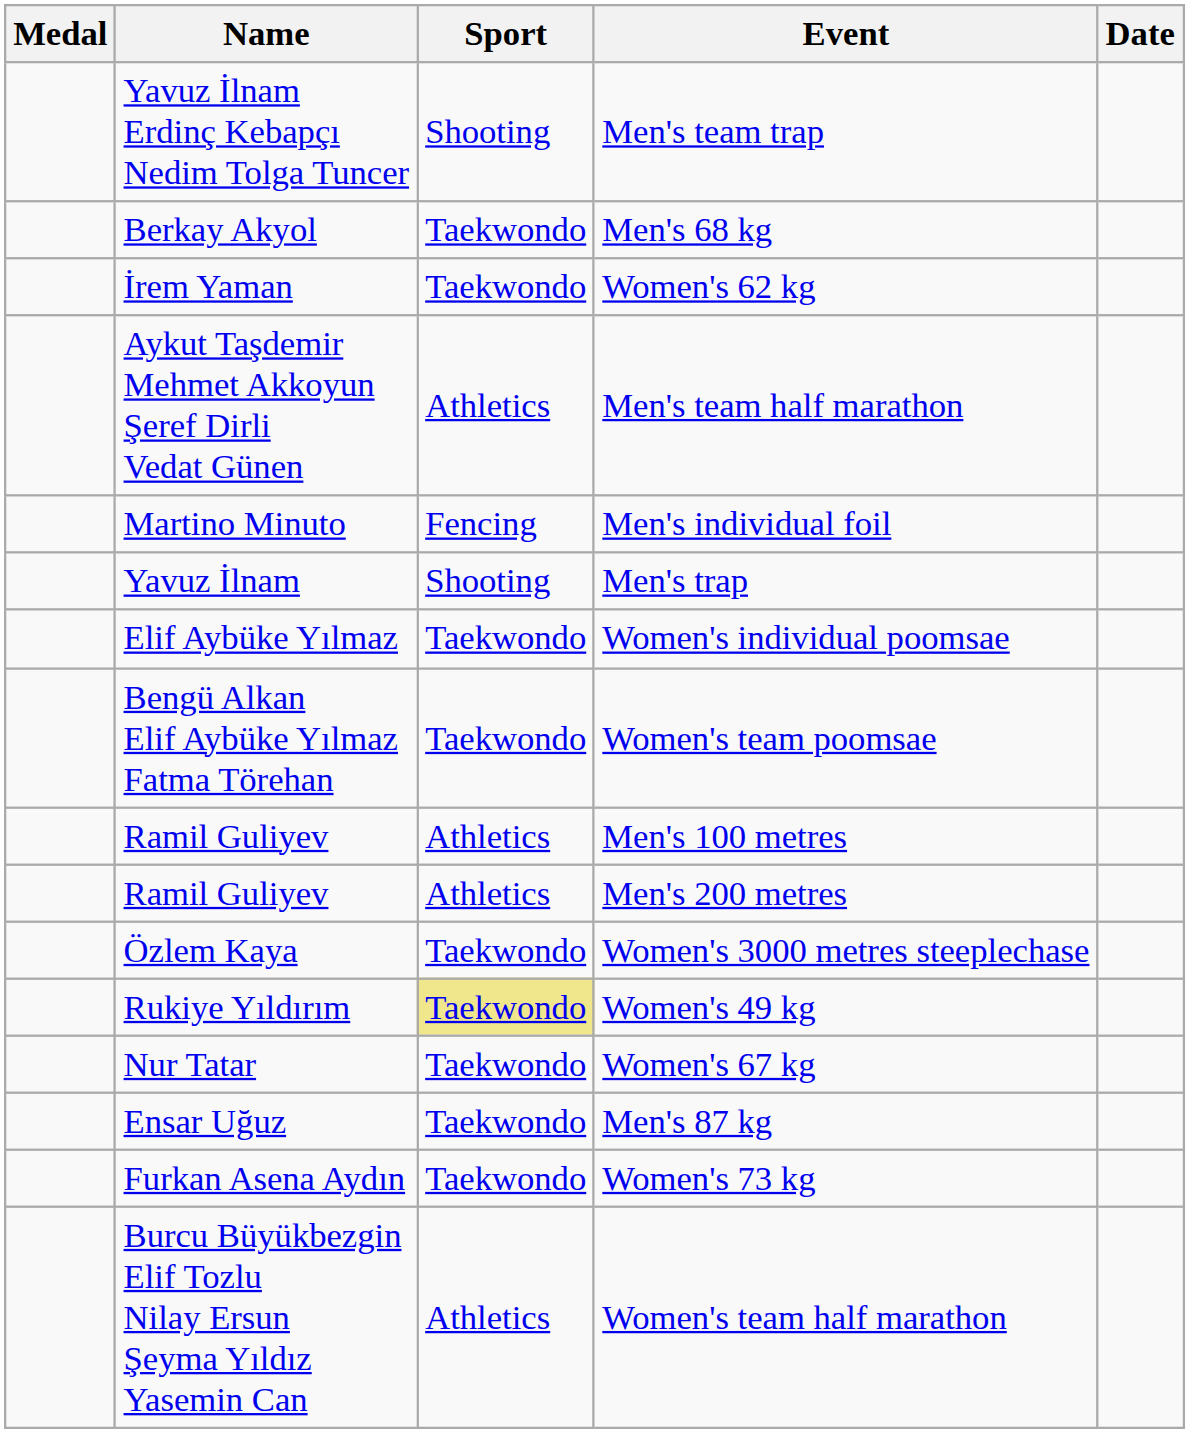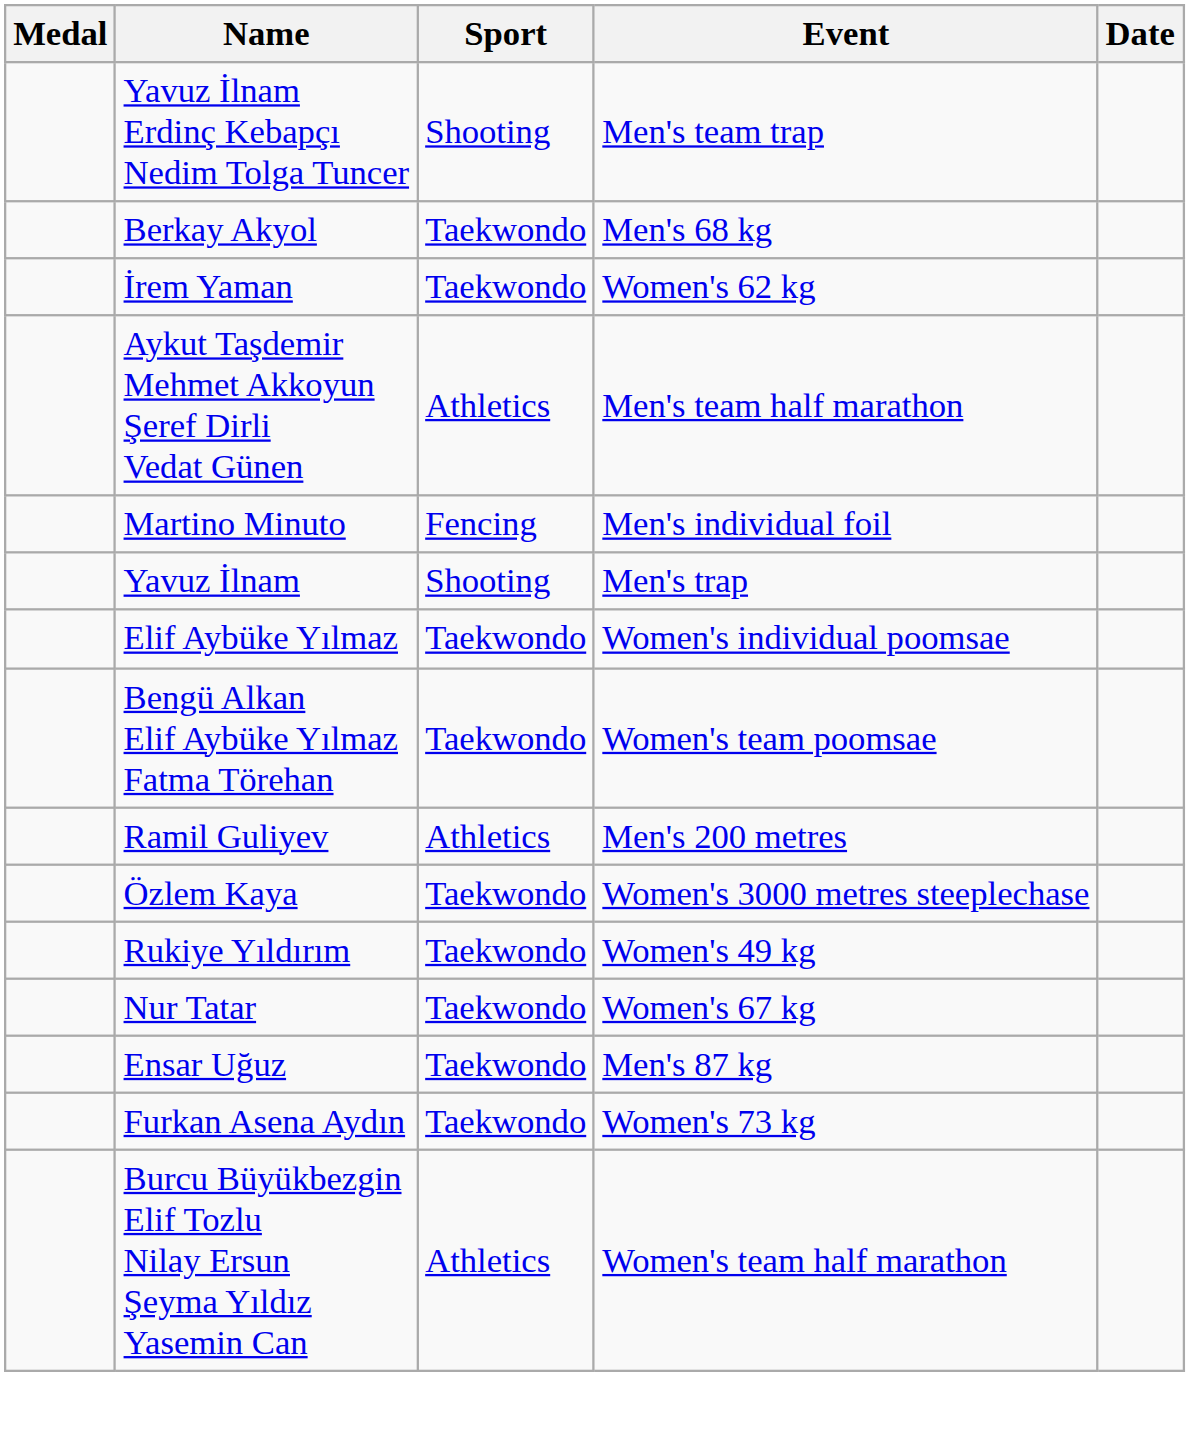- row: (725, 834)
(506, 1006) khaki background -> (506, 949) no background
